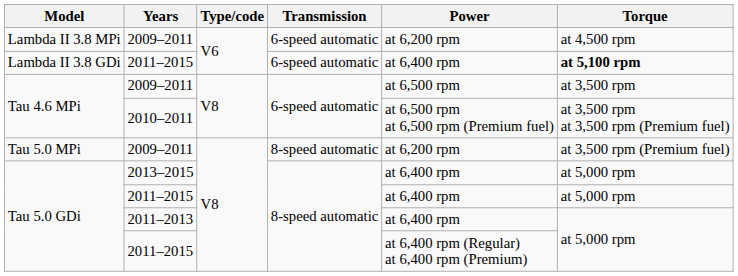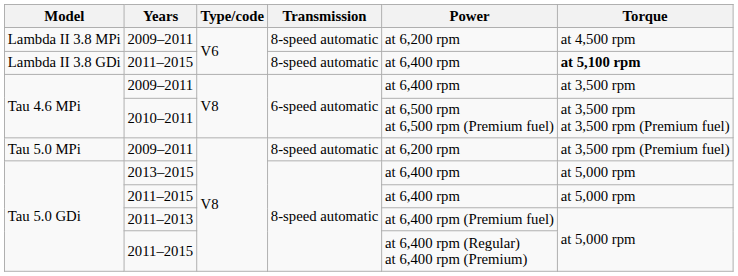(325, 39) 6-speed automatic -> (325, 39) 8-speed automatic
(325, 62) 6-speed automatic -> (325, 62) 8-speed automatic
(422, 86) at 6,500 rpm -> (422, 86) at 6,400 rpm
(422, 219) at 6,400 rpm -> (469, 219) at 6,400 rpm (Premium fuel)
